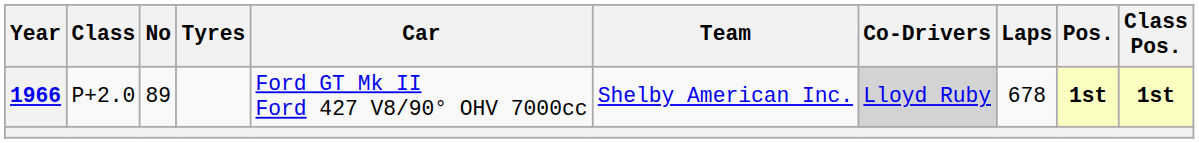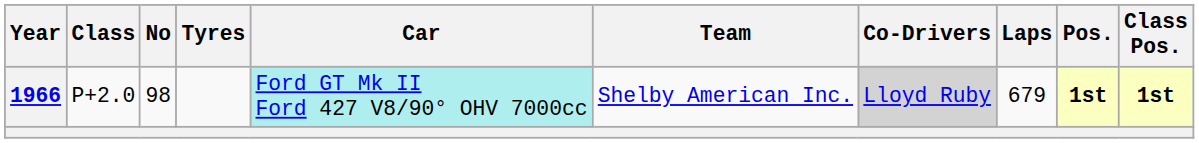(158, 96) 89 -> (158, 96) 98
(421, 96) no background -> (421, 96) paleturquoise background
(1027, 96) 678 -> (1027, 96) 679
